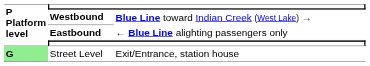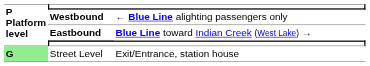(214, 17) Blue Line toward Indian Creek (West Lake) → -> (202, 17) ← Blue Line alighting passengers only
(202, 32) ← Blue Line alighting passengers only -> (214, 33) Blue Line toward Indian Creek (West Lake) →
